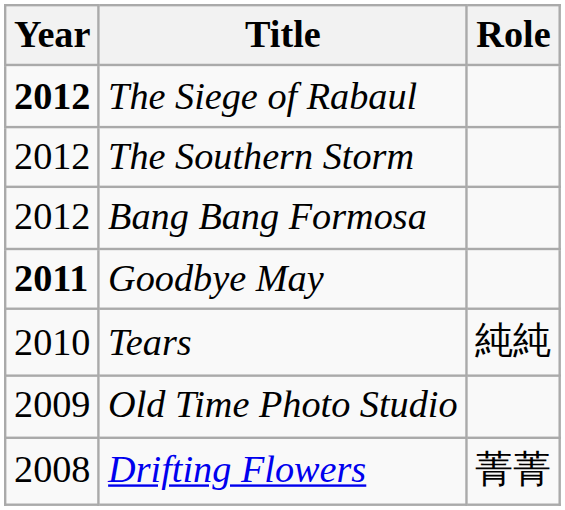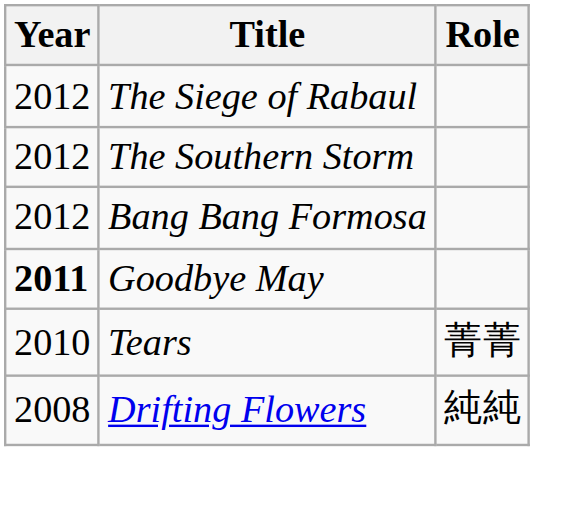(52, 95) bold -> (52, 95) normal
(513, 340) 純純 -> (483, 340) 菁菁
- row: (283, 405)
(513, 468) 菁菁 -> (483, 408) 純純
